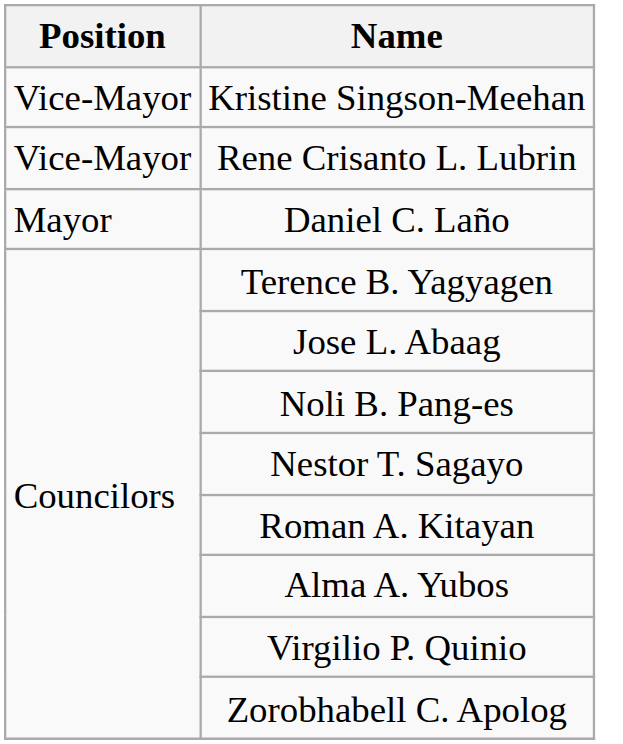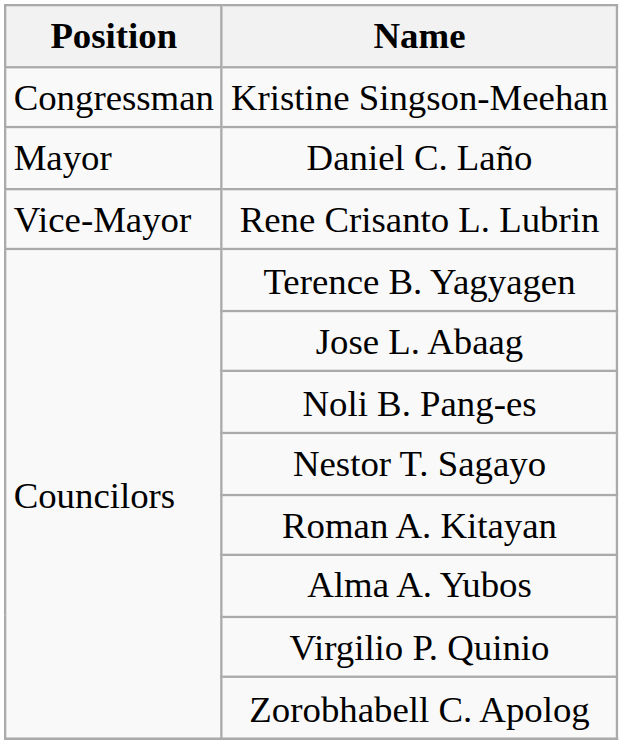(102, 97) Vice-Mayor -> (114, 97) Congressman
rows swapped: (397, 219) <-> (397, 158)
